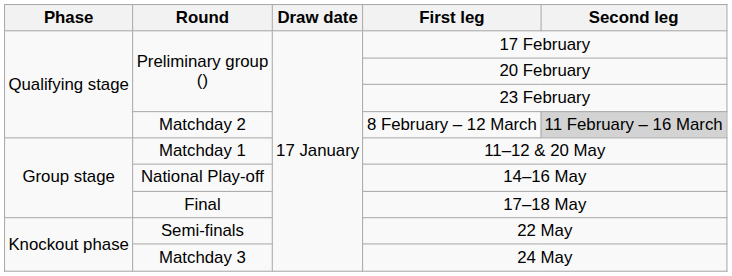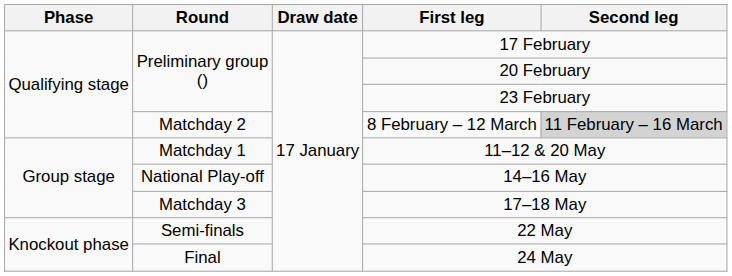(202, 204) Final -> (202, 204) Matchday 3
(202, 257) Matchday 3 -> (202, 257) Final
